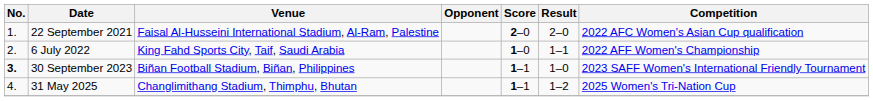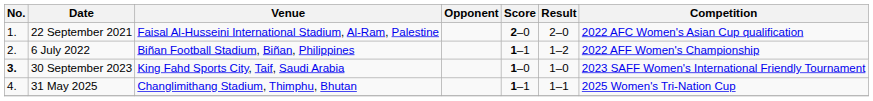(241, 50) King Fahd Sports City, Taif, Saudi Arabia -> (246, 50) Biñan Football Stadium, Biñan, Philippines
(520, 50) 1–0 -> (520, 50) 1–1
(559, 50) 1–1 -> (559, 50) 1–2
(246, 68) Biñan Football Stadium, Biñan, Philippines -> (241, 68) King Fahd Sports City, Taif, Saudi Arabia
(520, 68) 1–1 -> (520, 68) 1–0
(559, 86) 1–2 -> (559, 86) 1–1
